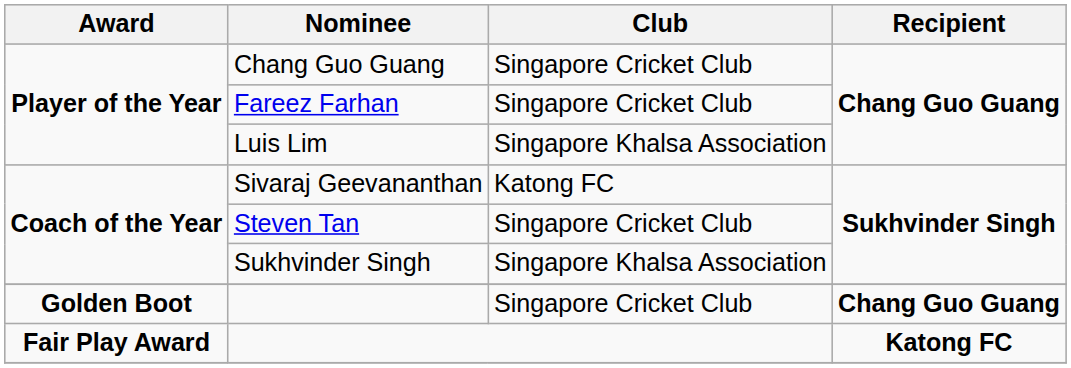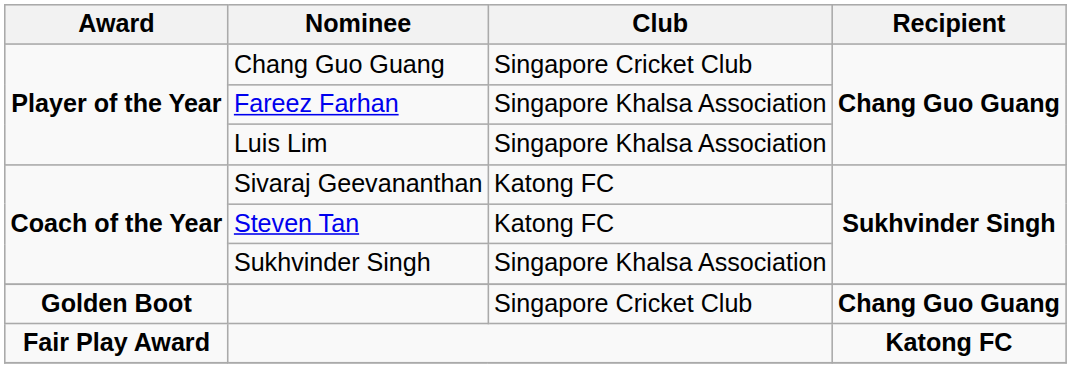(623, 104) Singapore Cricket Club -> (660, 104) Singapore Khalsa Association
(623, 223) Singapore Cricket Club -> (554, 223) Katong FC
